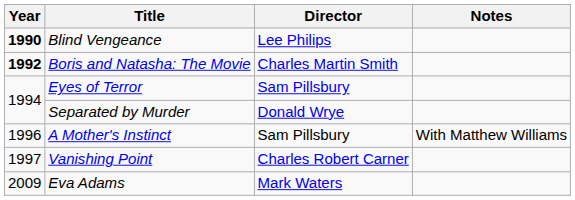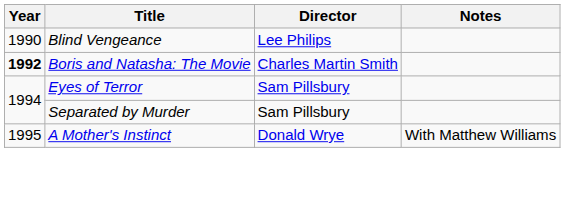(25, 40) bold -> (25, 40) normal
(301, 111) Donald Wrye -> (304, 111) Sam Pillsbury
(25, 135) 1996 -> (25, 135) 1995
(304, 135) Sam Pillsbury -> (301, 135) Donald Wrye
- row: (100, 159)
- row: (86, 183)
